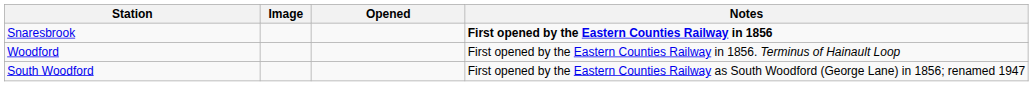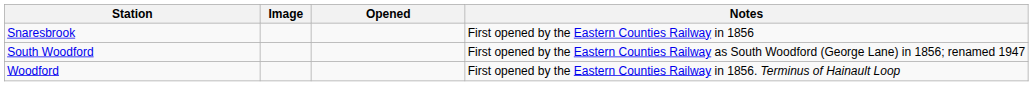(620, 33) bold -> (611, 33) normal
rows swapped: (50, 71) <-> (33, 52)
